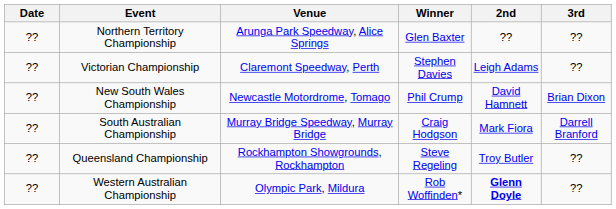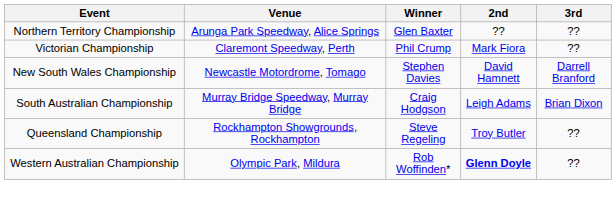- column: (32, 13)
(435, 67) Stephen Davies -> (423, 48) Phil Crump
(506, 67) Leigh Adams -> (498, 48) Mark Fiora
(435, 98) Phil Crump -> (423, 72) Stephen Davies
(576, 98) Brian Dixon -> (574, 72) Darrell Branford
(506, 128) Mark Fiora -> (498, 103) Leigh Adams
(576, 128) Darrell Branford -> (574, 103) Brian Dixon
